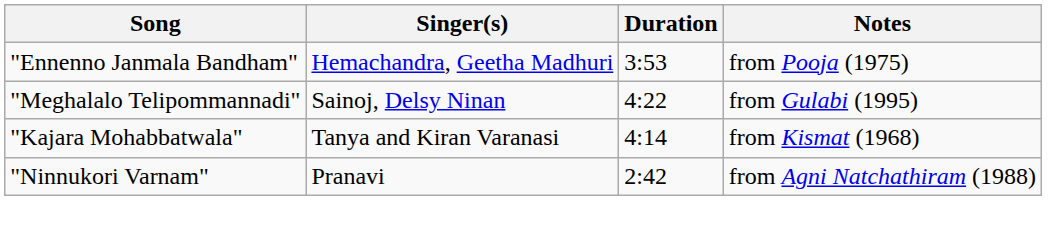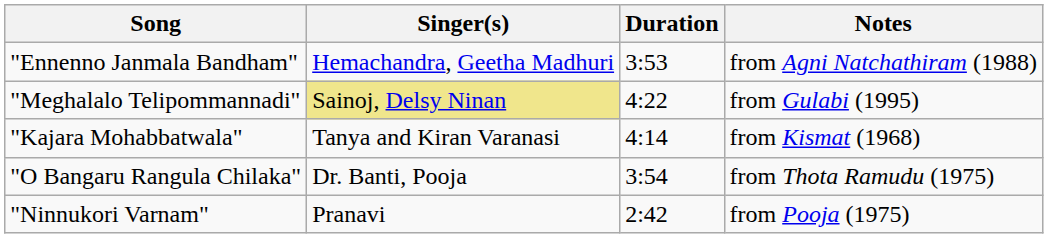(819, 61) from Pooja (1975) -> (883, 61) from Agni Natchathiram (1988)
(408, 99) no background -> (409, 99) khaki background
+ row: (156, 175)
(882, 175) from Agni Natchathiram (1988) -> (820, 213) from Pooja (1975)
